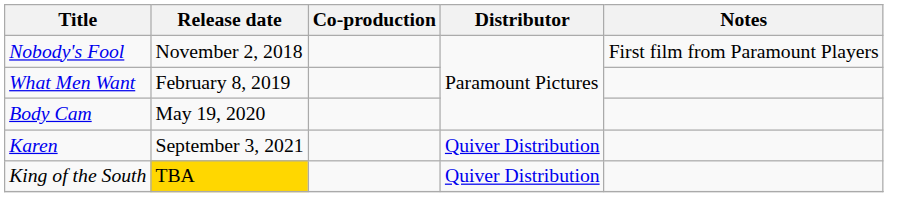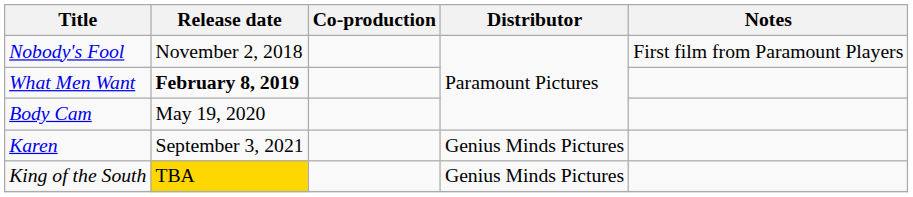(223, 82) normal -> (227, 82) bold
(522, 144) Quiver Distribution -> (535, 144) Genius Minds Pictures
(522, 176) Quiver Distribution -> (535, 176) Genius Minds Pictures
